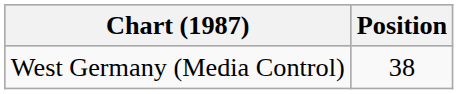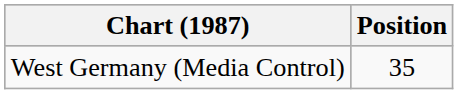(402, 66) 38 -> (402, 66) 35
